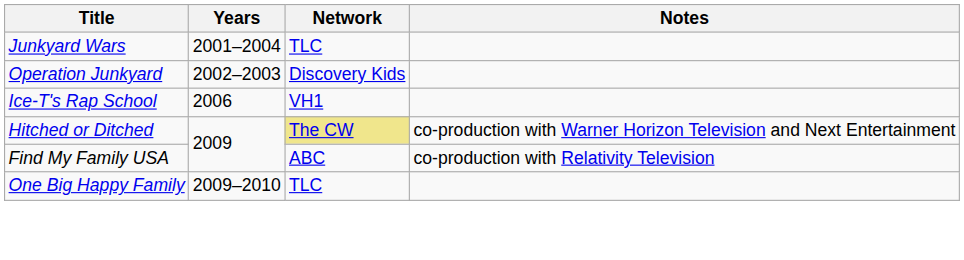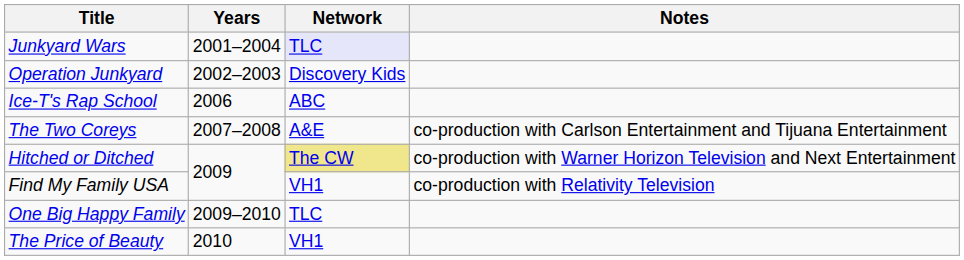(306, 46) no background -> (306, 46) lavender background
(306, 102) VH1 -> (307, 102) ABC
+ row: (73, 130)
(307, 158) ABC -> (306, 185) VH1
+ row: (86, 241)
